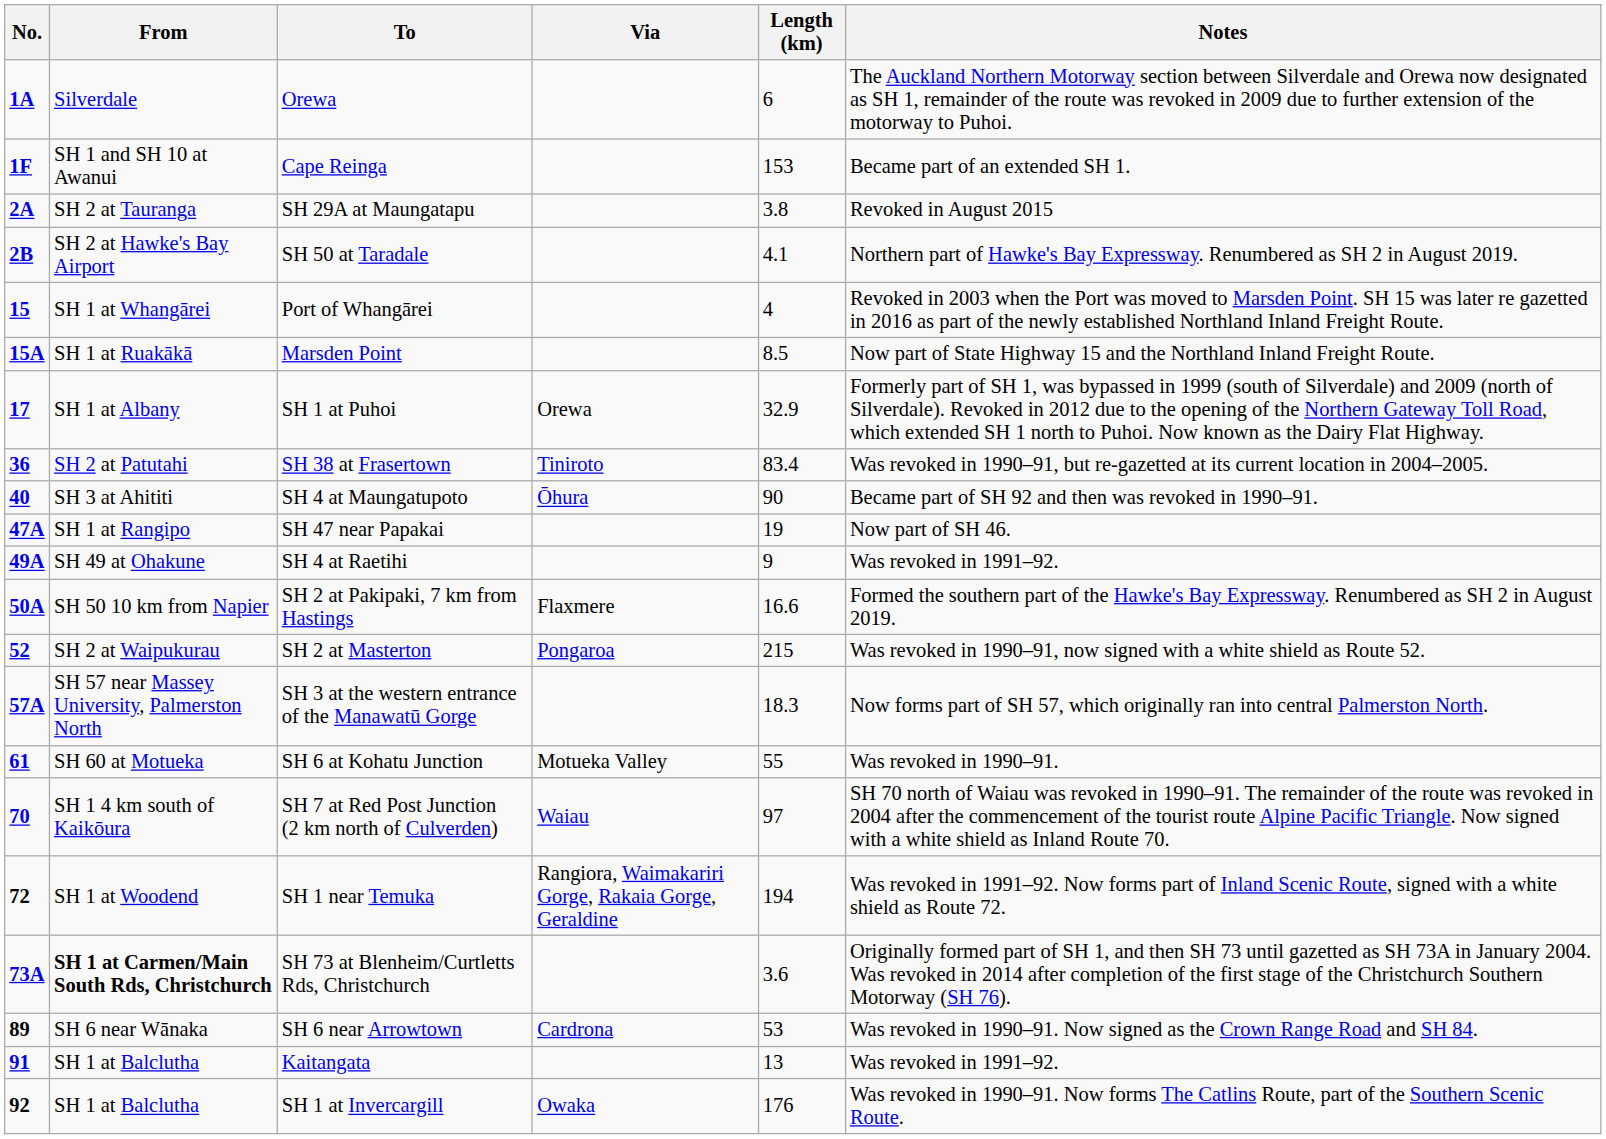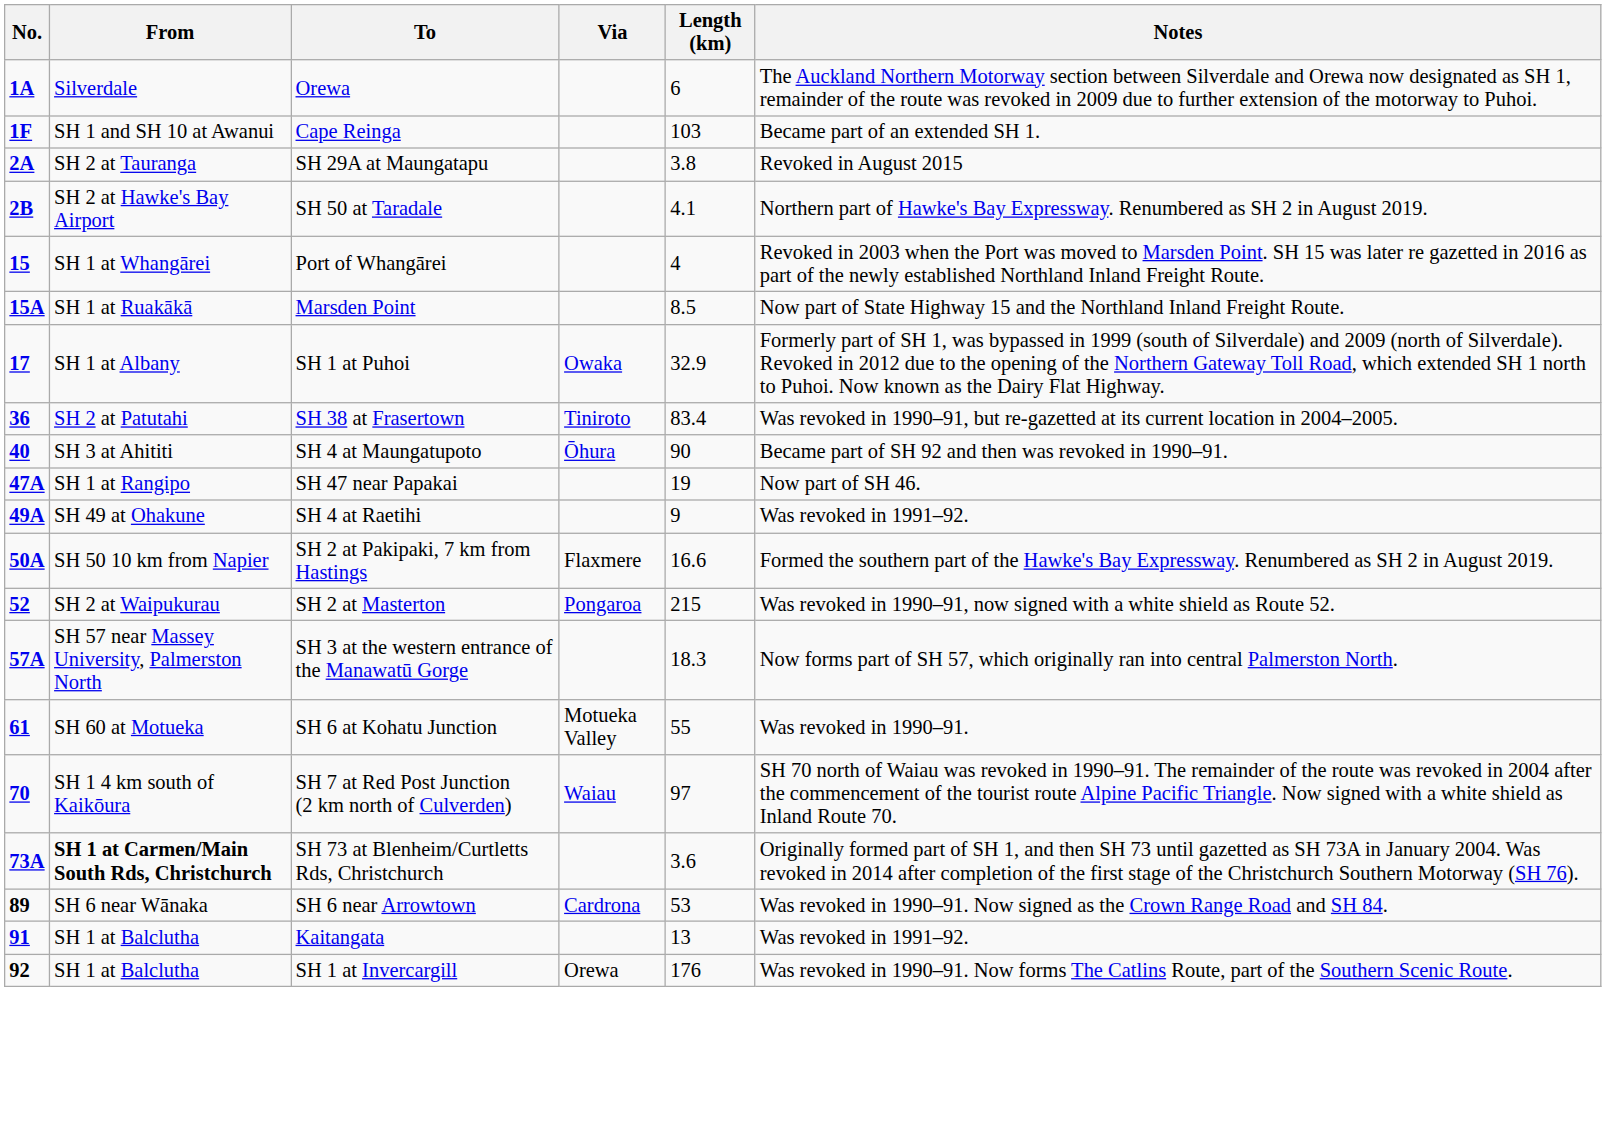(778, 166) 153 -> (686, 131) 103
(564, 409) Orewa -> (593, 363) Owaka
- row: (358, 895)
(566, 1106) Owaka -> (591, 969) Orewa
